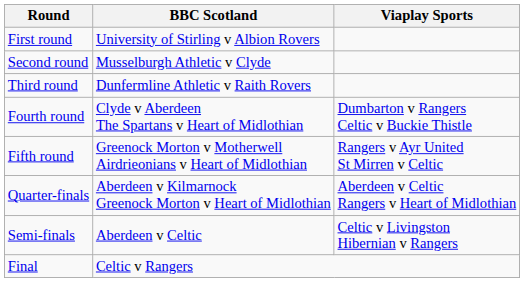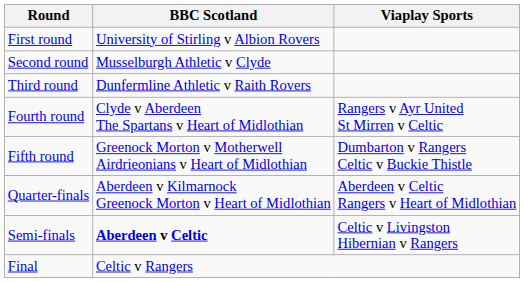(405, 116) Dumbarton v Rangers Celtic v Buckie Thistle -> (401, 116) Rangers v Ayr United St Mirren v Celtic
(401, 156) Rangers v Ayr United St Mirren v Celtic -> (405, 156) Dumbarton v Rangers Celtic v Buckie Thistle
(149, 235) normal -> (152, 235) bold
